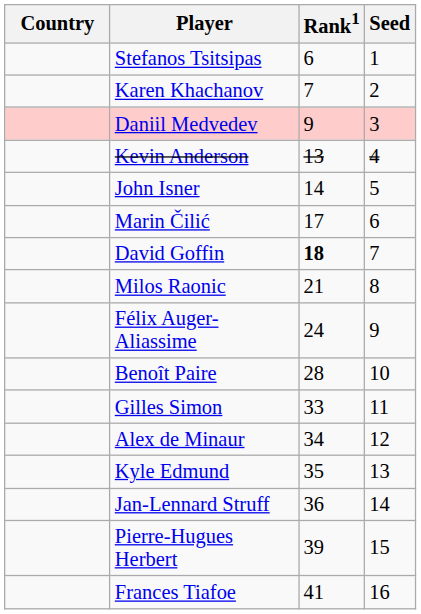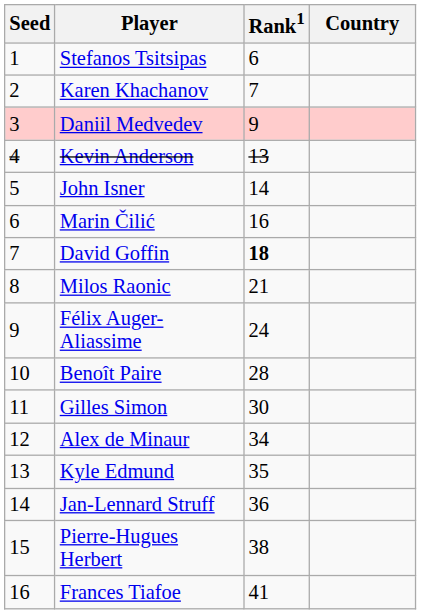columns swapped: (57, 23) <-> (390, 23)
(314, 221) 17 -> (259, 221) 16
(314, 406) 33 -> (259, 406) 30
(314, 548) 39 -> (259, 548) 38
